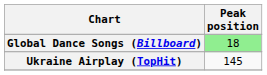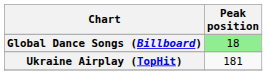(233, 61) 145 -> (233, 61) 181
